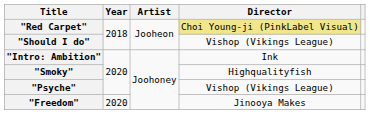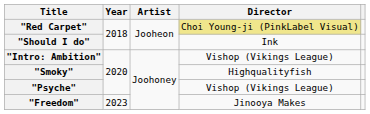(270, 42) Vishop (Vikings League) -> (270, 42) Ink
(270, 57) Ink -> (270, 57) Vishop (Vikings League)
(117, 102) 2020 -> (117, 102) 2023
